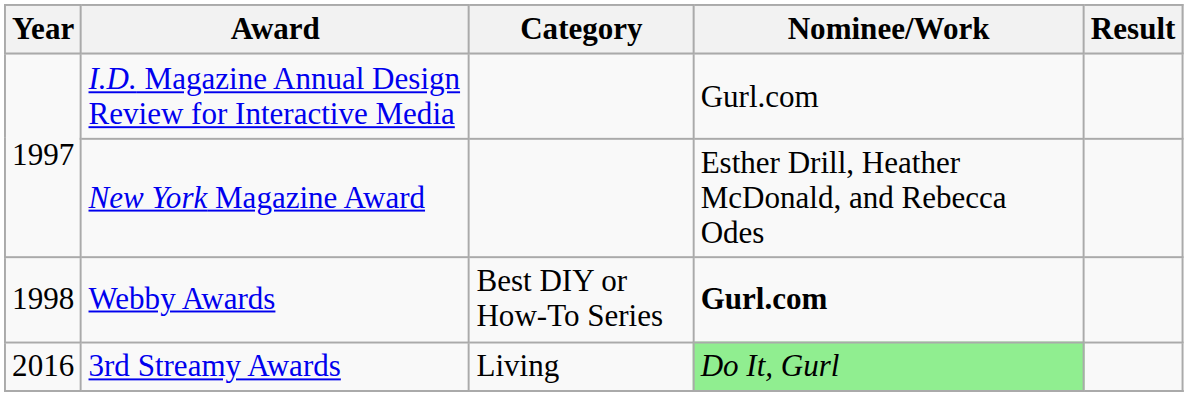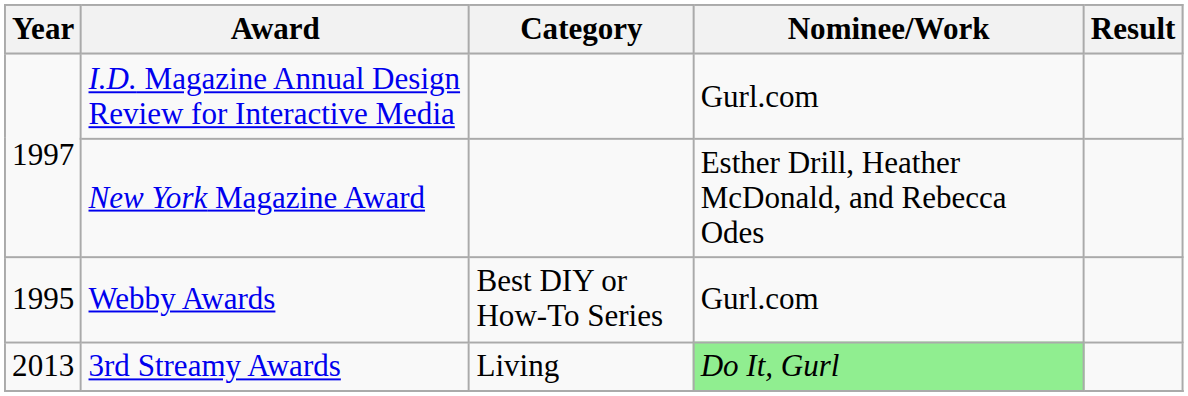(43, 299) 1998 -> (43, 299) 1995
(764, 299) bold -> (760, 299) normal
(43, 365) 2016 -> (43, 365) 2013
